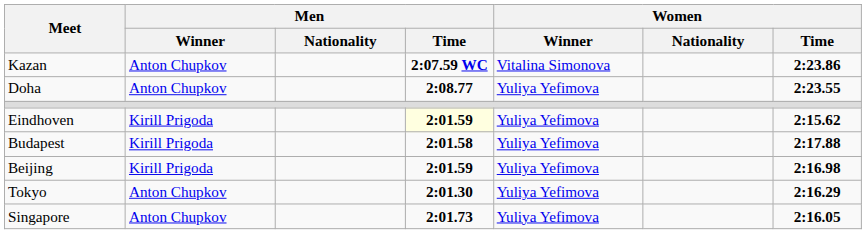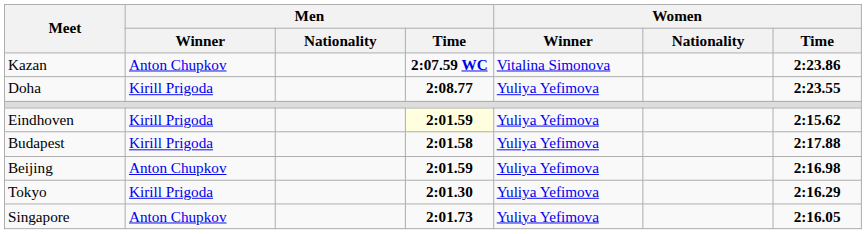(178, 88) Anton Chupkov -> (171, 88) Kirill Prigoda
(171, 168) Kirill Prigoda -> (178, 168) Anton Chupkov
(178, 192) Anton Chupkov -> (171, 192) Kirill Prigoda
